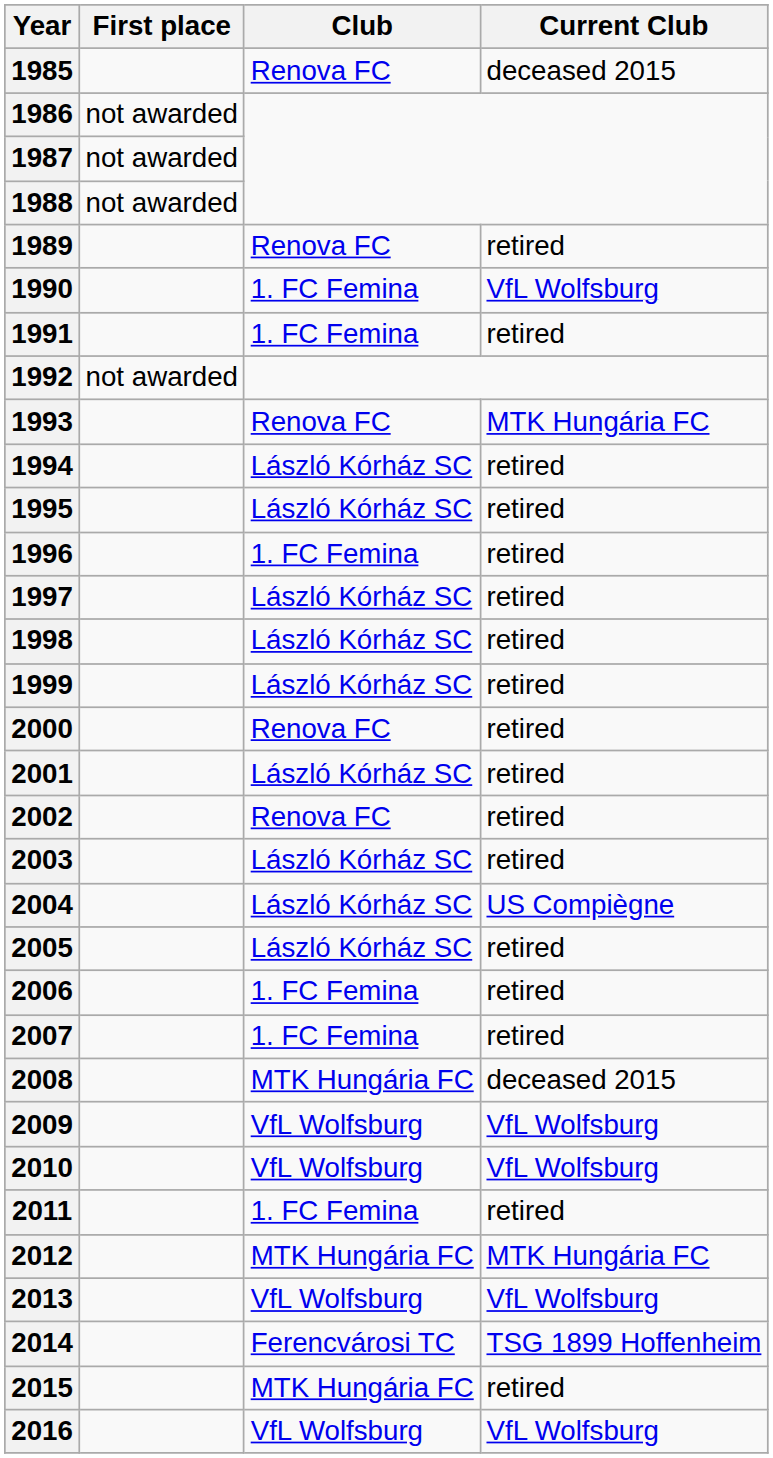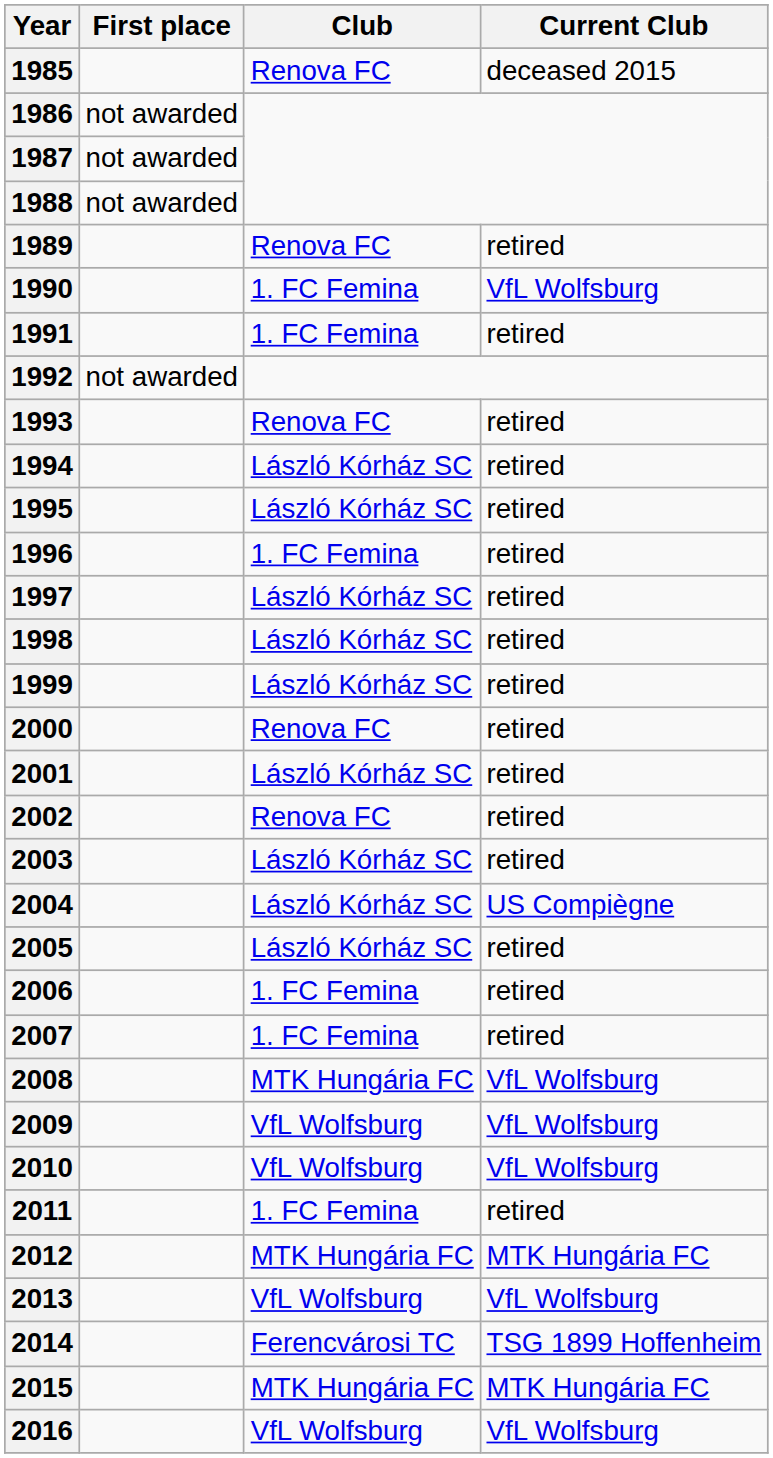(598, 421) MTK Hungária FC -> (526, 421) retired
(581, 1080) deceased 2015 -> (573, 1080) VfL Wolfsburg
(526, 1387) retired -> (598, 1387) MTK Hungária FC
